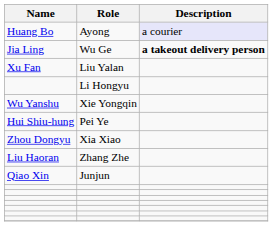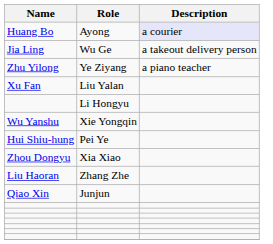(203, 49) bold -> (199, 49) normal
+ row: (33, 67)
